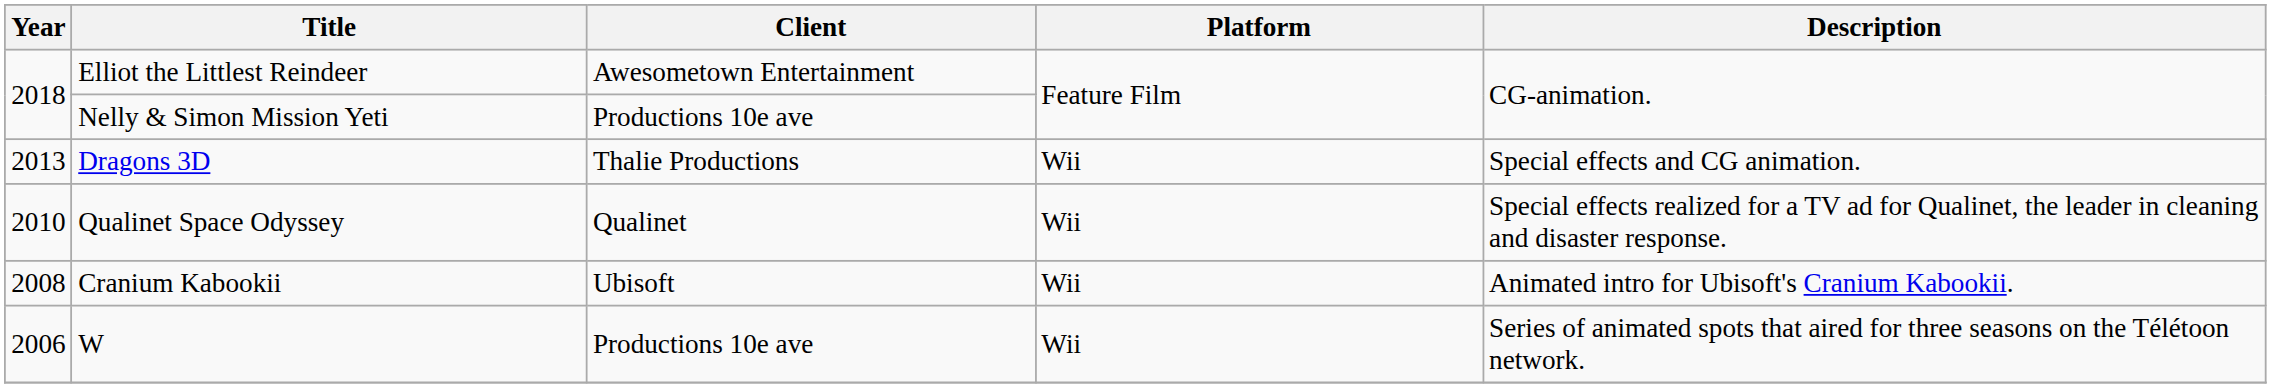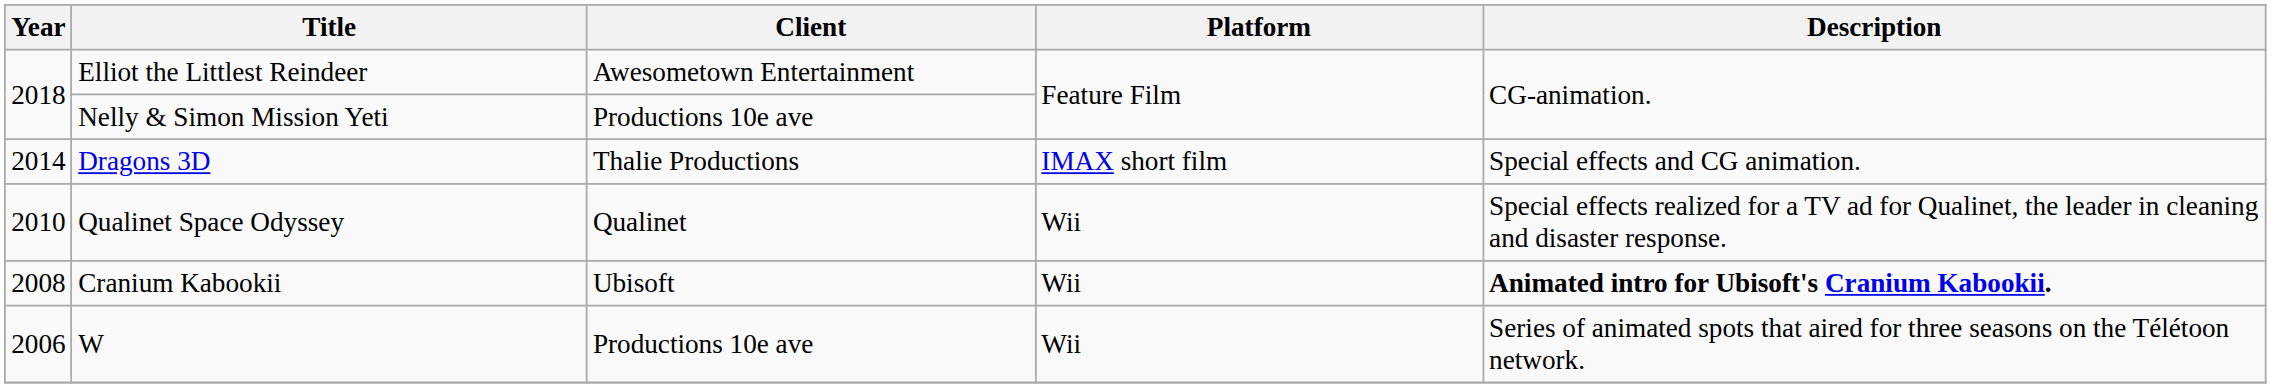(38, 161) 2013 -> (38, 161) 2014
(1061, 161) Wii -> (1134, 161) IMAX short film
(1751, 283) normal -> (1770, 283) bold
